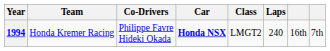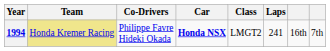(72, 33) no background -> (72, 33) khaki background
(276, 33) 240 -> (276, 33) 241
